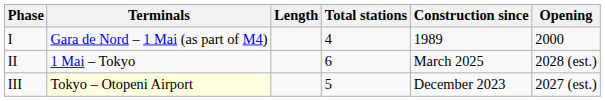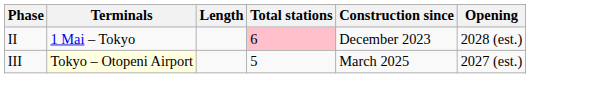- row: (10, 38)
(328, 61) no background -> (254, 38) pink background
(449, 61) March 2025 -> (385, 38) December 2023
(460, 84) December 2023 -> (374, 61) March 2025
